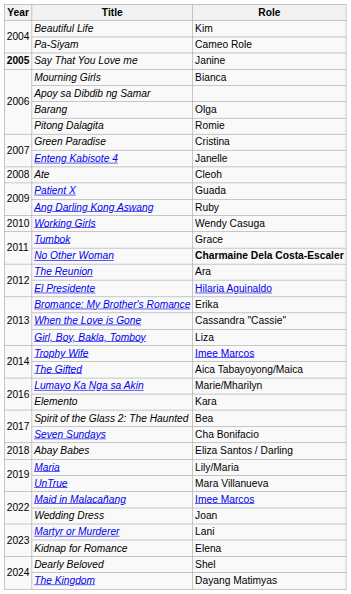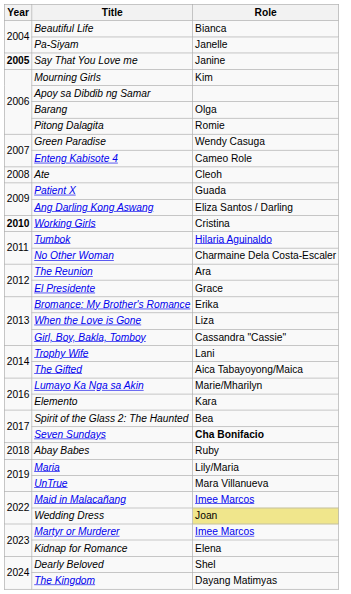(204, 28) Kim -> (211, 28) Bianca
(224, 45) Cameo Role -> (211, 45) Janelle
(211, 77) Bianca -> (204, 77) Kim
(212, 142) Cristina -> (230, 142) Wendy Casuga
(211, 158) Janelle -> (224, 158) Cameo Role
(207, 207) Ruby -> (244, 207) Eliza Santos / Darling
(18, 223) normal -> (18, 223) bold
(230, 223) Wendy Casuga -> (212, 223) Cristina
(209, 239) Grace -> (234, 239) Hilaria Aguinaldo
(269, 256) bold -> (266, 256) normal
(234, 288) Hilaria Aguinaldo -> (209, 288) Grace
(241, 321) Cassandra "Cassie" -> (204, 321) Liza
(204, 337) Liza -> (241, 337) Cassandra "Cassie"
(225, 353) Imee Marcos -> (205, 353) Lani
(227, 434) normal -> (229, 434) bold
(244, 451) Eliza Santos / Darling -> (207, 451) Ruby
(206, 516) no background -> (206, 516) khaki background
(205, 532) Lani -> (225, 532) Imee Marcos
